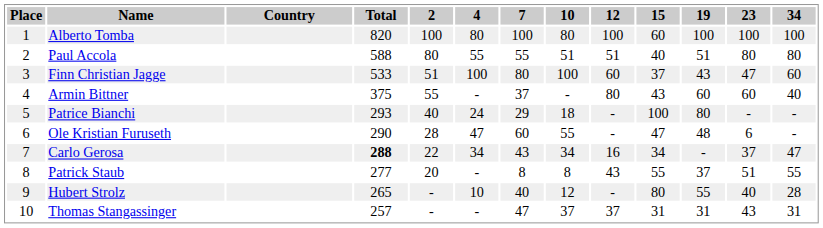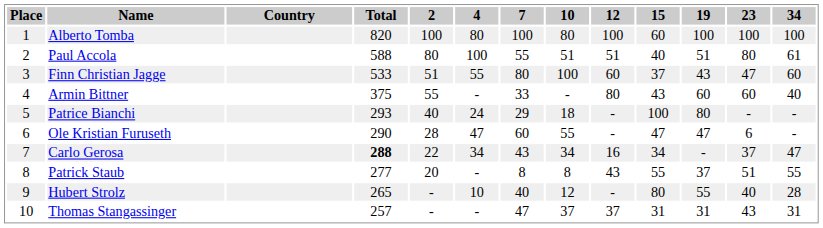(477, 55) 55 -> (477, 55) 100
(794, 55) 80 -> (794, 55) 61
(477, 75) 100 -> (477, 75) 55
(522, 94) 37 -> (522, 94) 33
(703, 133) 48 -> (703, 133) 47
